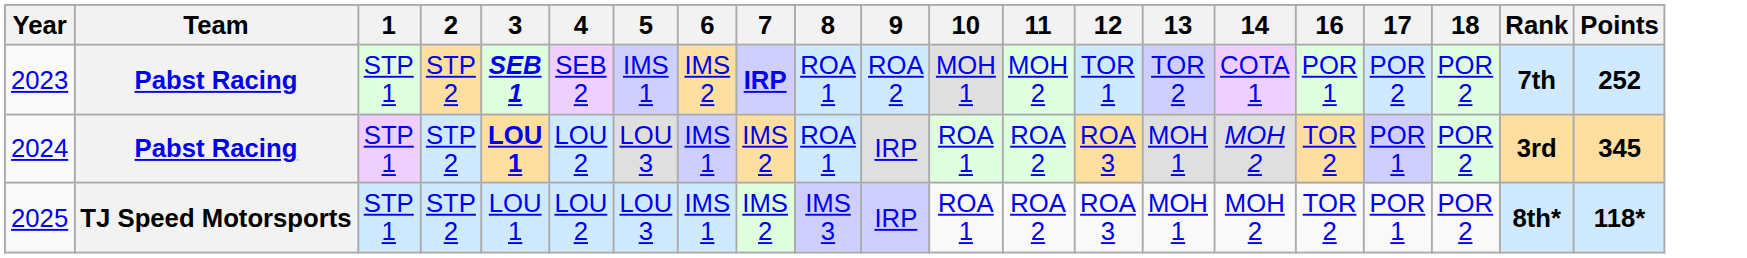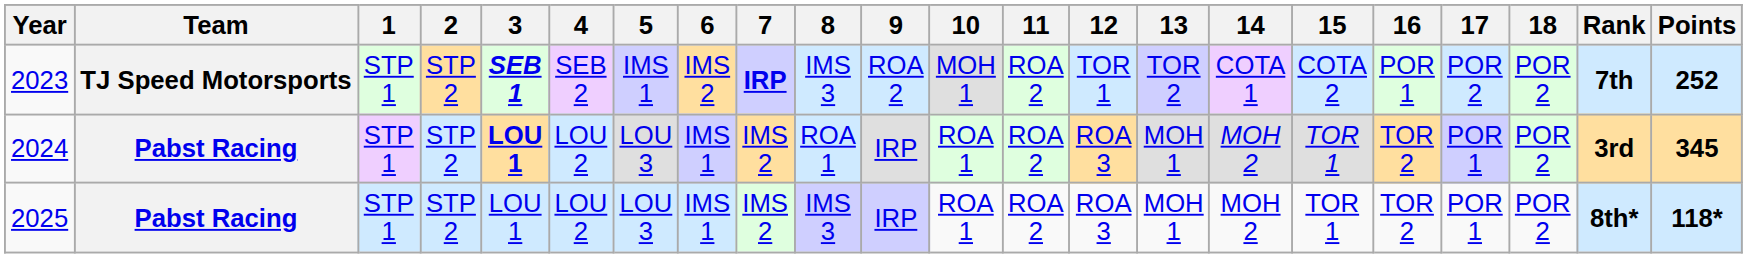+ column: (1332, 25)
(216, 79) Pabst Racing -> (216, 79) TJ Speed Motorsports
(828, 79) ROA 1 -> (828, 79) IMS 3
(1038, 79) MOH 2 -> (1036, 79) ROA 2
(216, 217) TJ Speed Motorsports -> (216, 217) Pabst Racing
